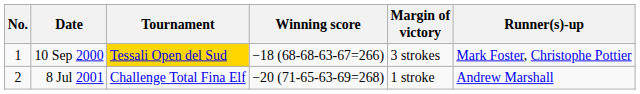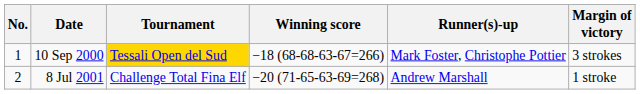columns swapped: (420, 24) <-> (544, 24)
